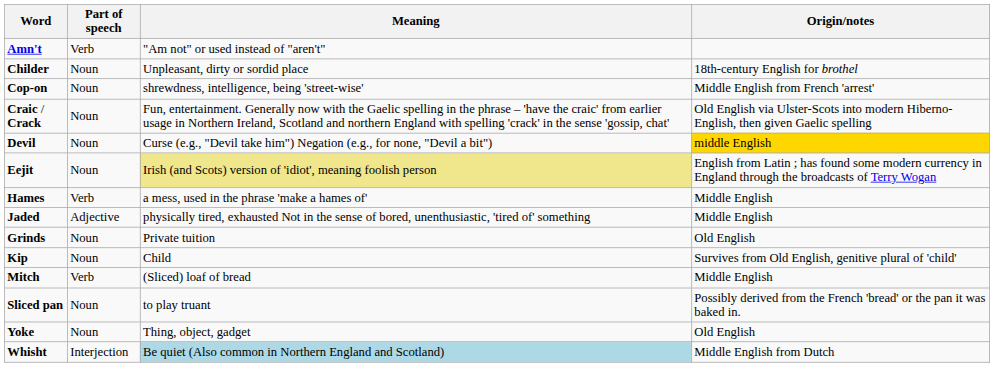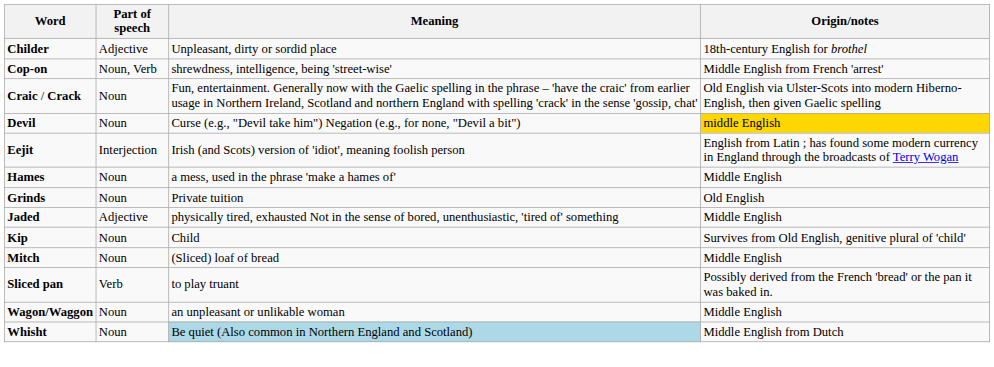- row: (25, 48)
(84, 68) Noun -> (123, 48) Adjective
(84, 88) Noun -> (128, 68) Noun, Verb
(84, 170) Noun -> (128, 150) Interjection
(290, 170) khaki background -> (318, 150) no background
(82, 197) Verb -> (113, 177) Noun
rows swapped: (26, 237) <-> (23, 217)
(82, 277) Verb -> (113, 257) Noun
(84, 304) Noun -> (111, 284) Verb
- row: (21, 332)
+ row: (50, 311)
(99, 352) Interjection -> (113, 332) Noun
